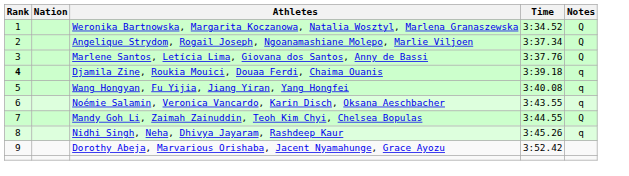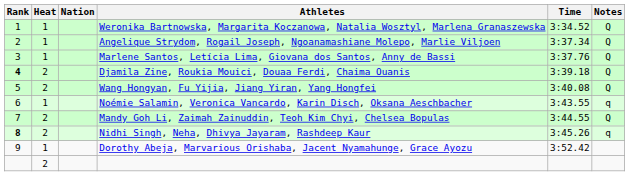+ column: (45, 12)
(581, 73) q -> (608, 73) Q
(581, 88) q -> (608, 88) Q
(18, 134) normal -> (18, 134) bold
